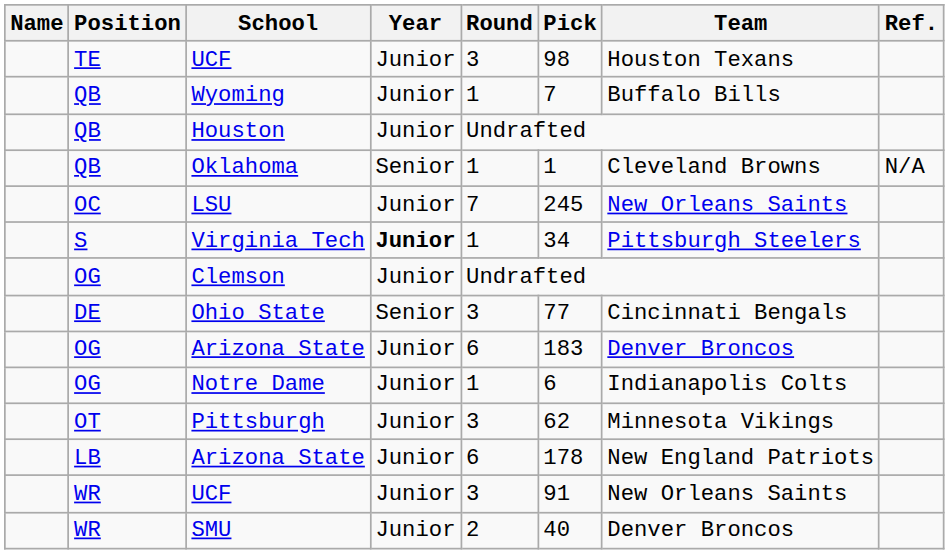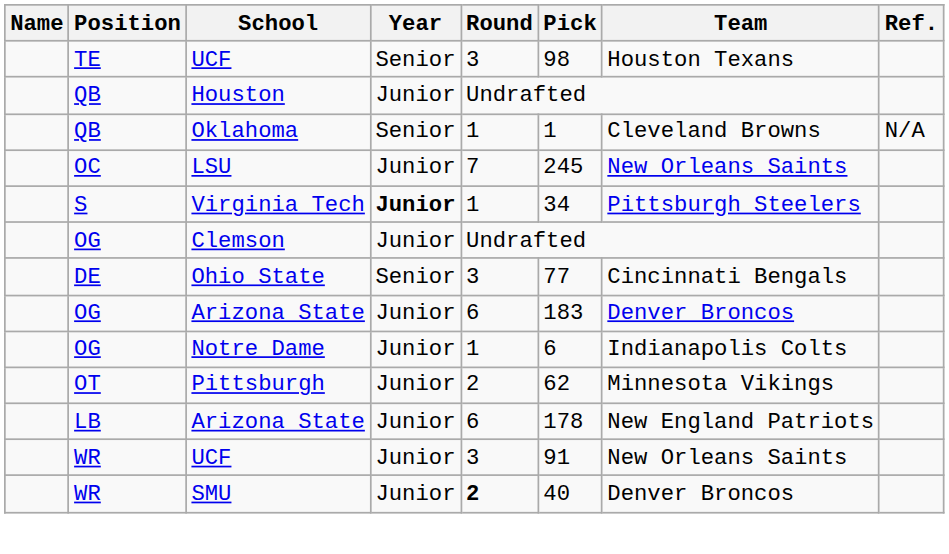(415, 59) Junior -> (415, 59) Senior
- row: (87, 95)
(473, 422) 3 -> (473, 385) 2
(473, 530) normal -> (473, 494) bold
